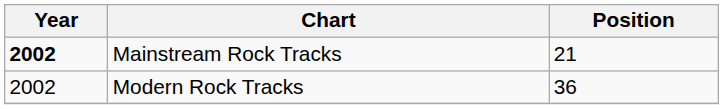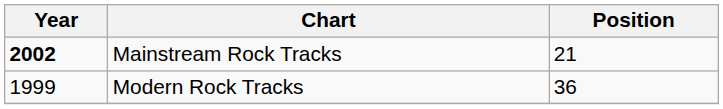(33, 86) 2002 -> (33, 86) 1999
